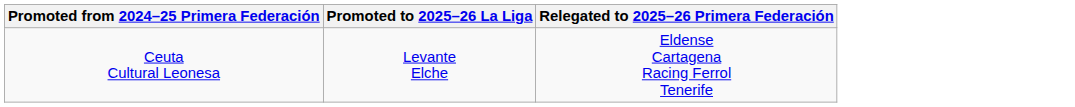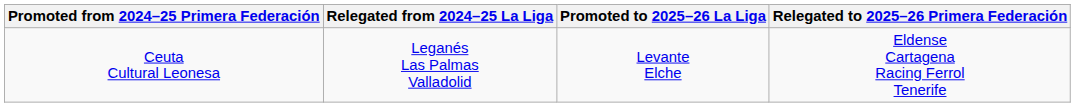+ column: (440, 16)
